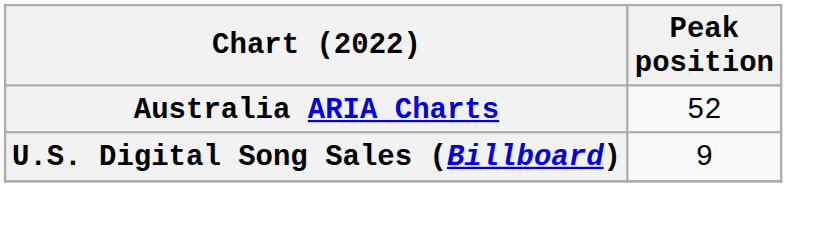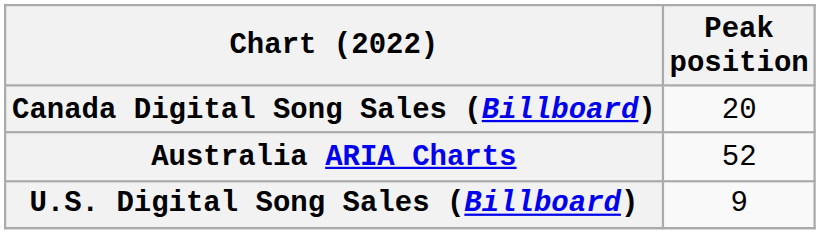+ row: (334, 109)
